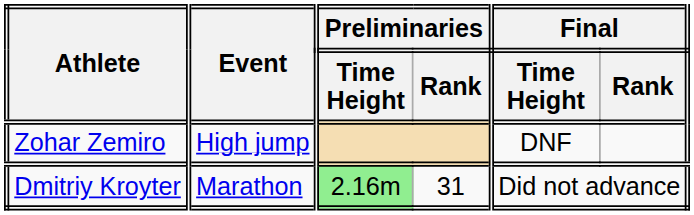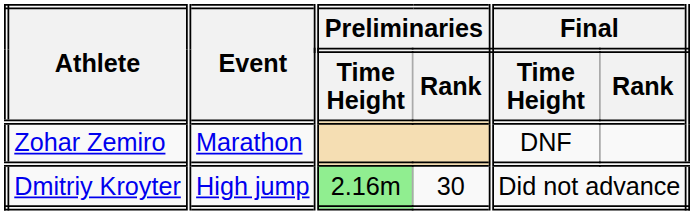(253, 143) High jump -> (249, 143) Marathon
(249, 187) Marathon -> (253, 187) High jump
(451, 187) 31 -> (451, 187) 30
